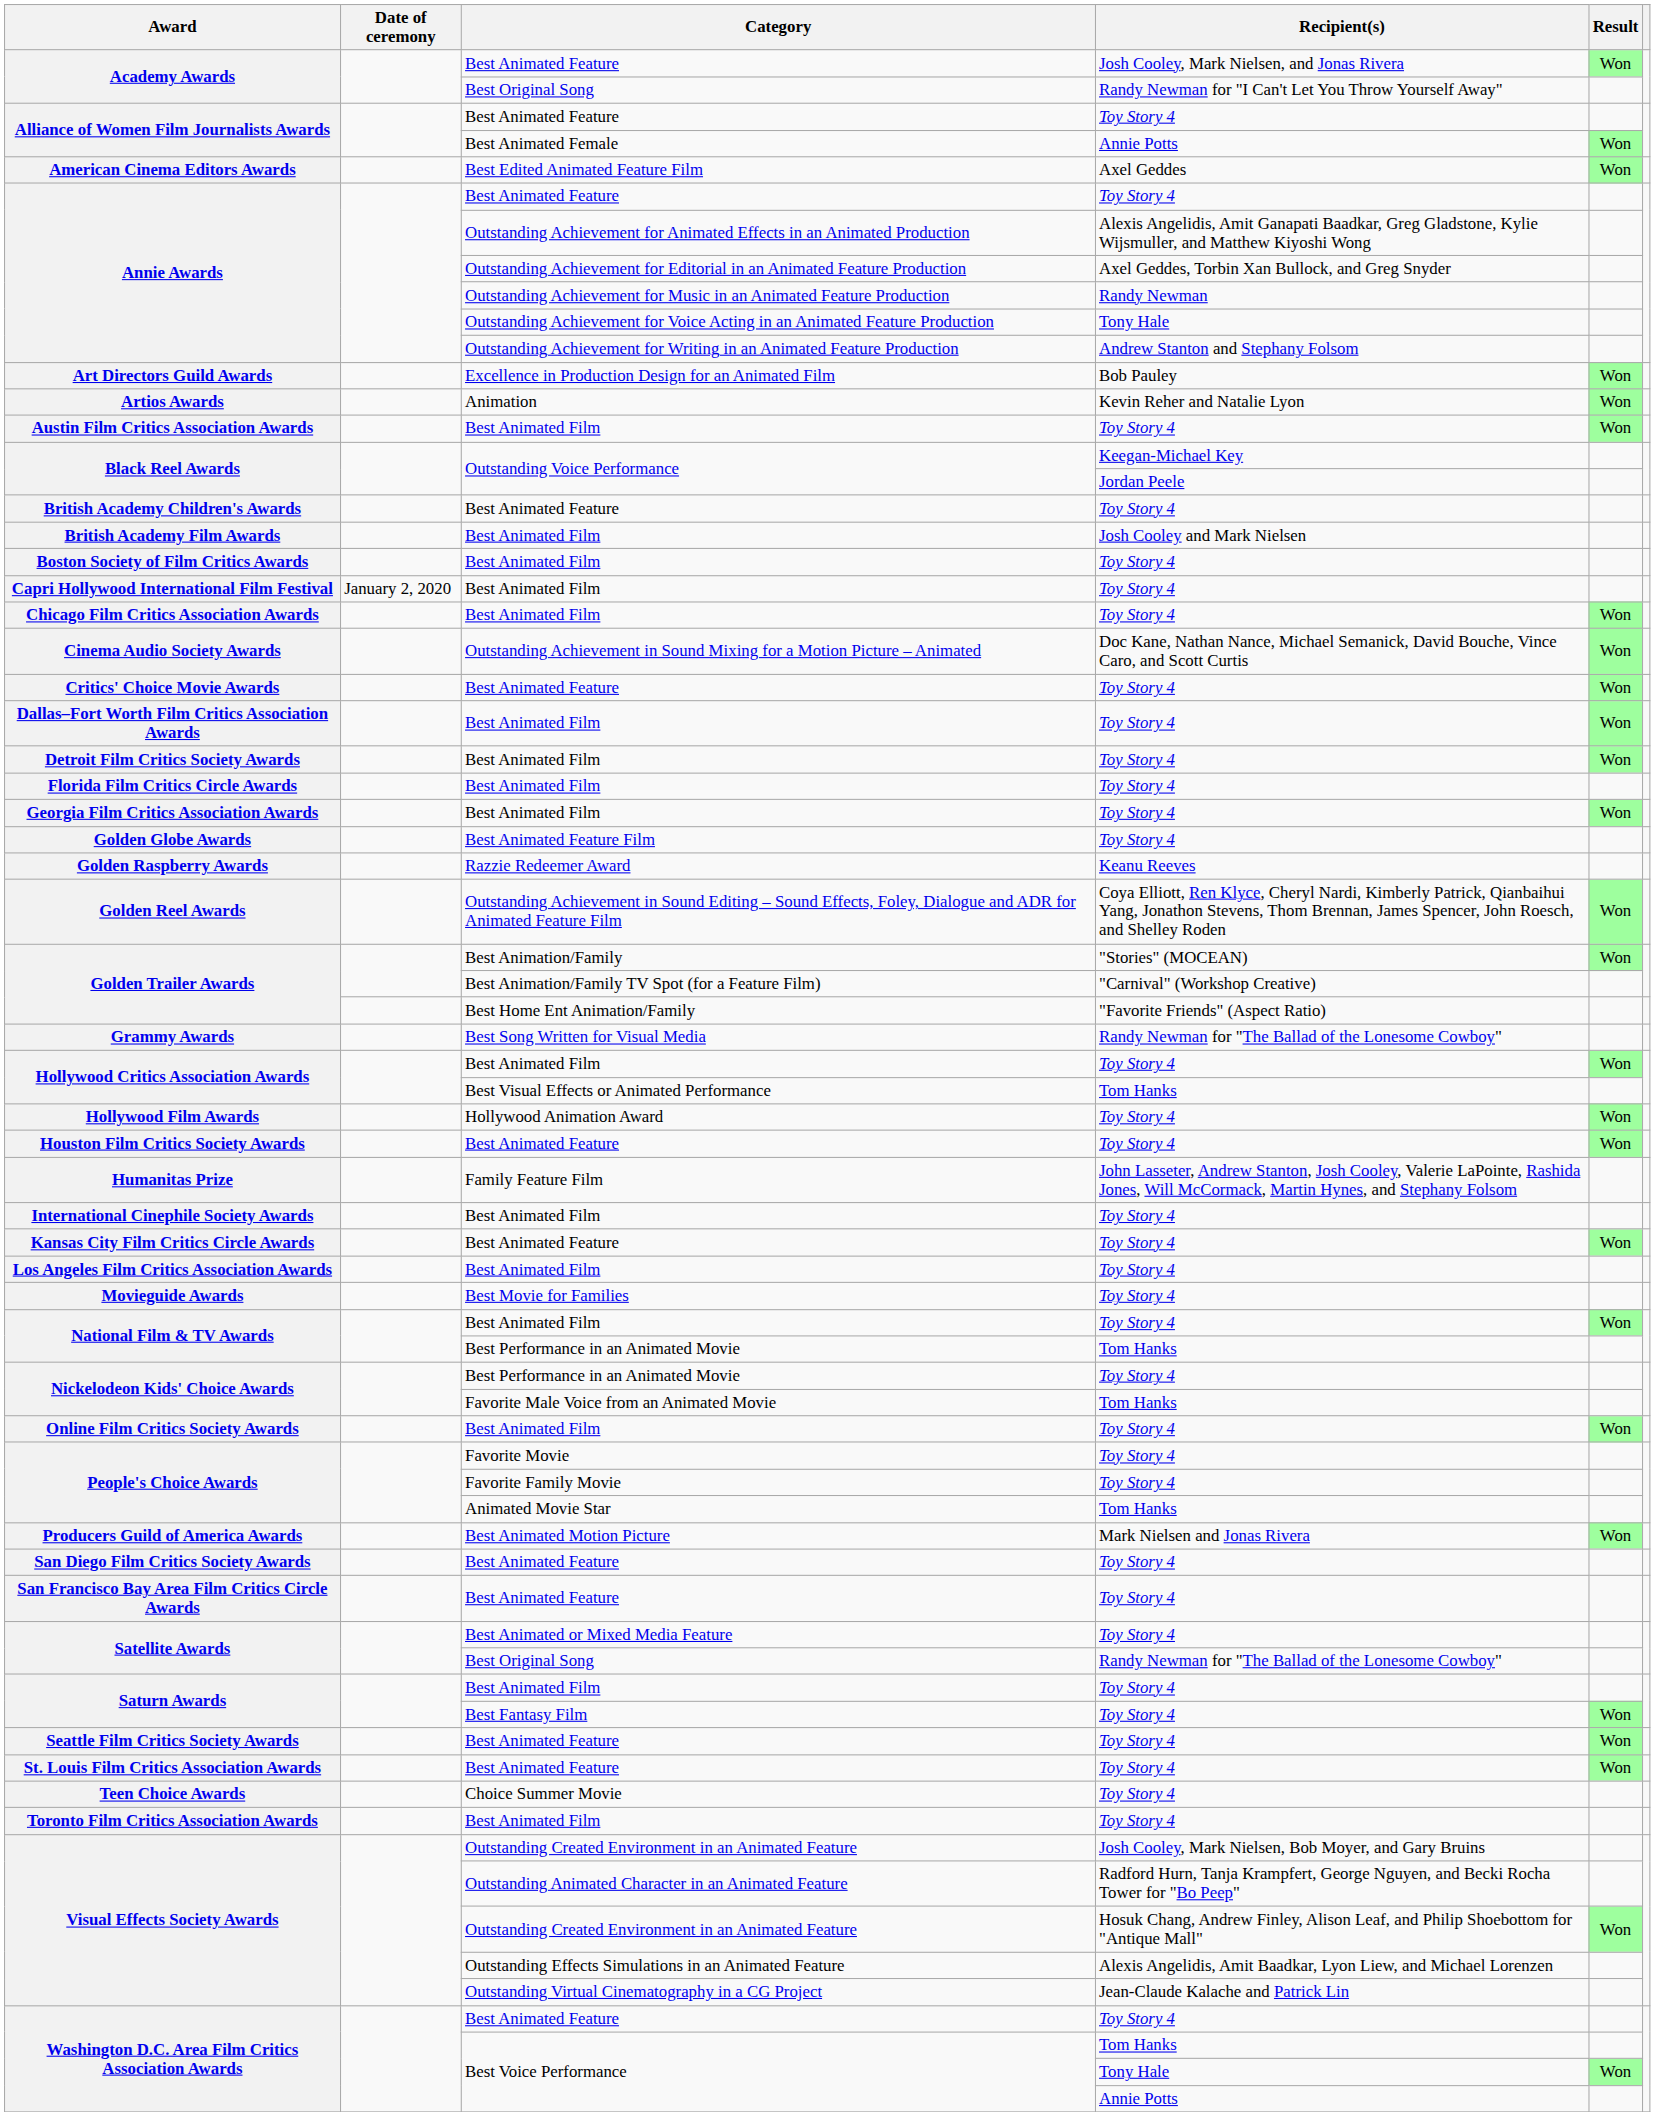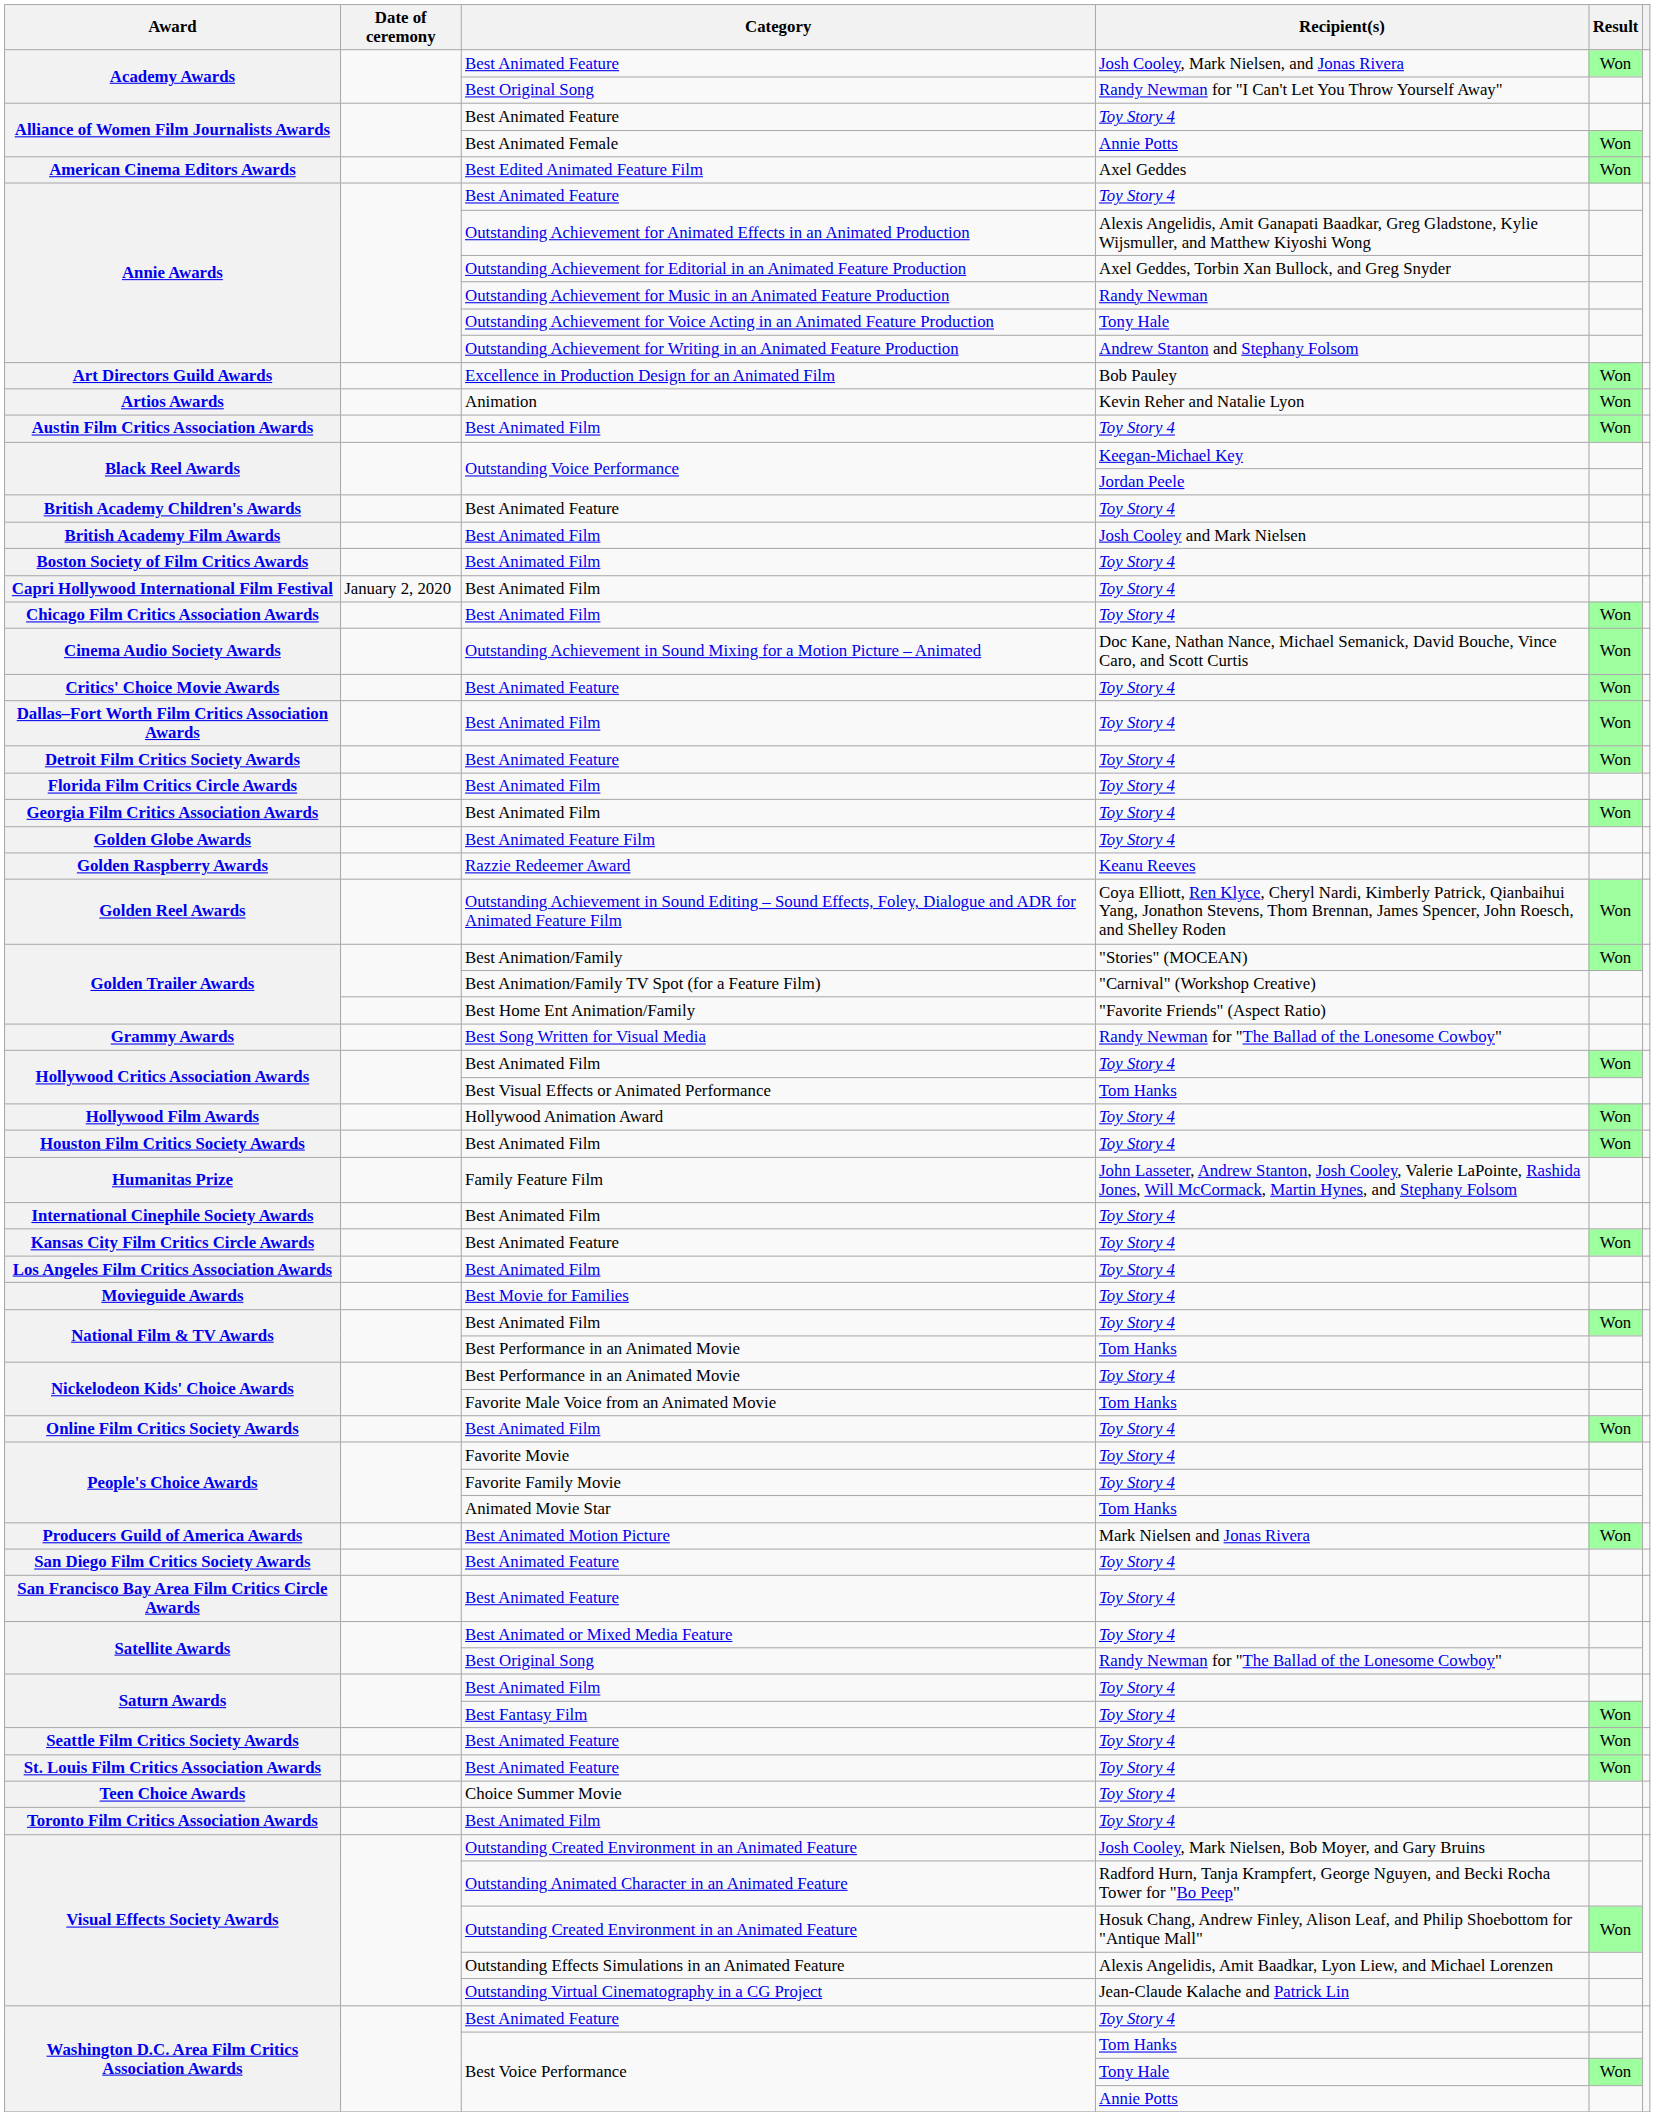(533, 759) Best Animated Film -> (542, 759) Best Animated Feature
(542, 1143) Best Animated Feature -> (533, 1143) Best Animated Film
